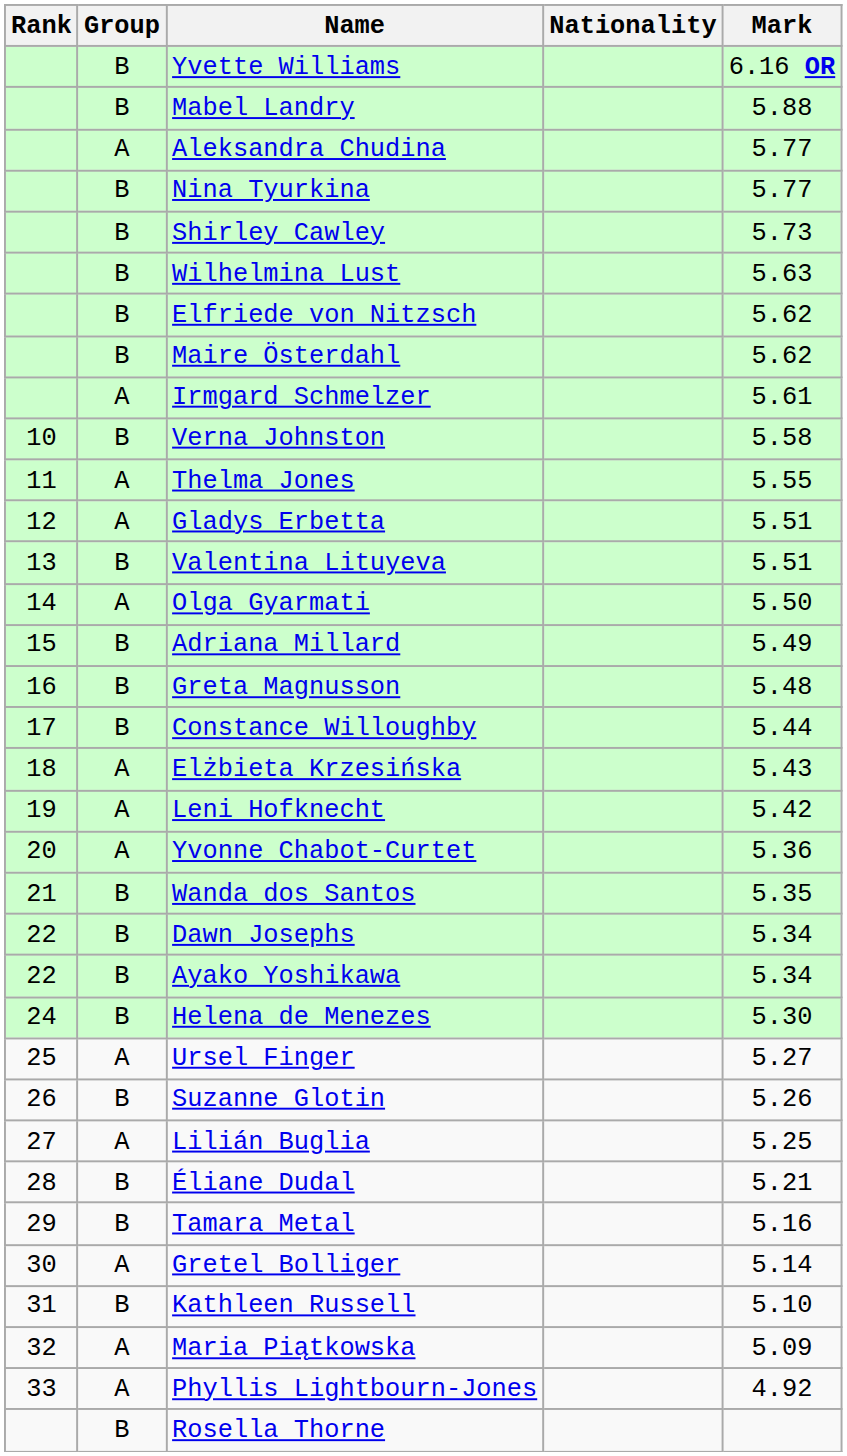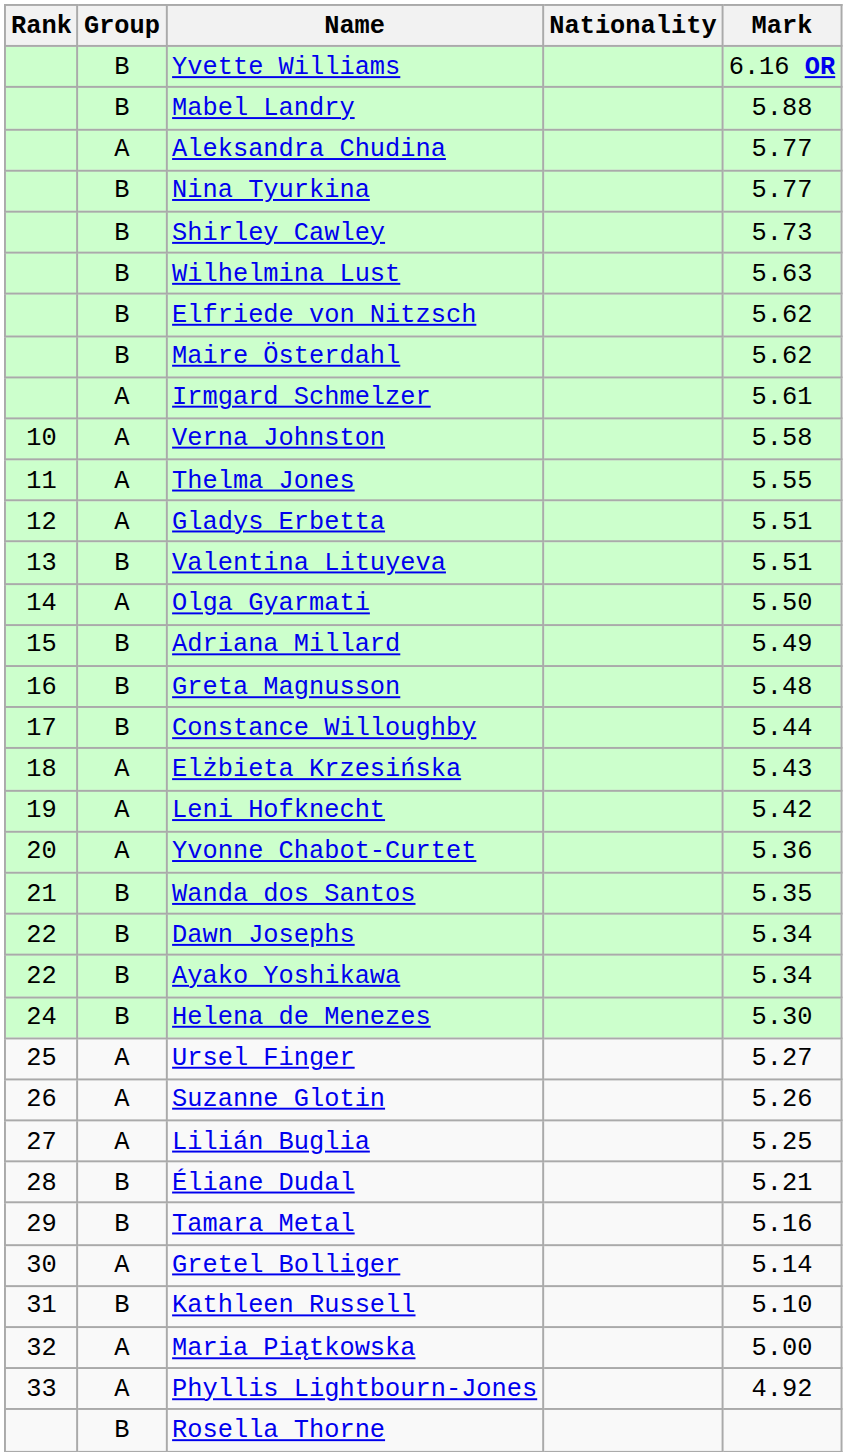(122, 439) B -> (122, 439) A
(122, 1100) B -> (122, 1100) A
(782, 1348) 5.09 -> (782, 1348) 5.00
